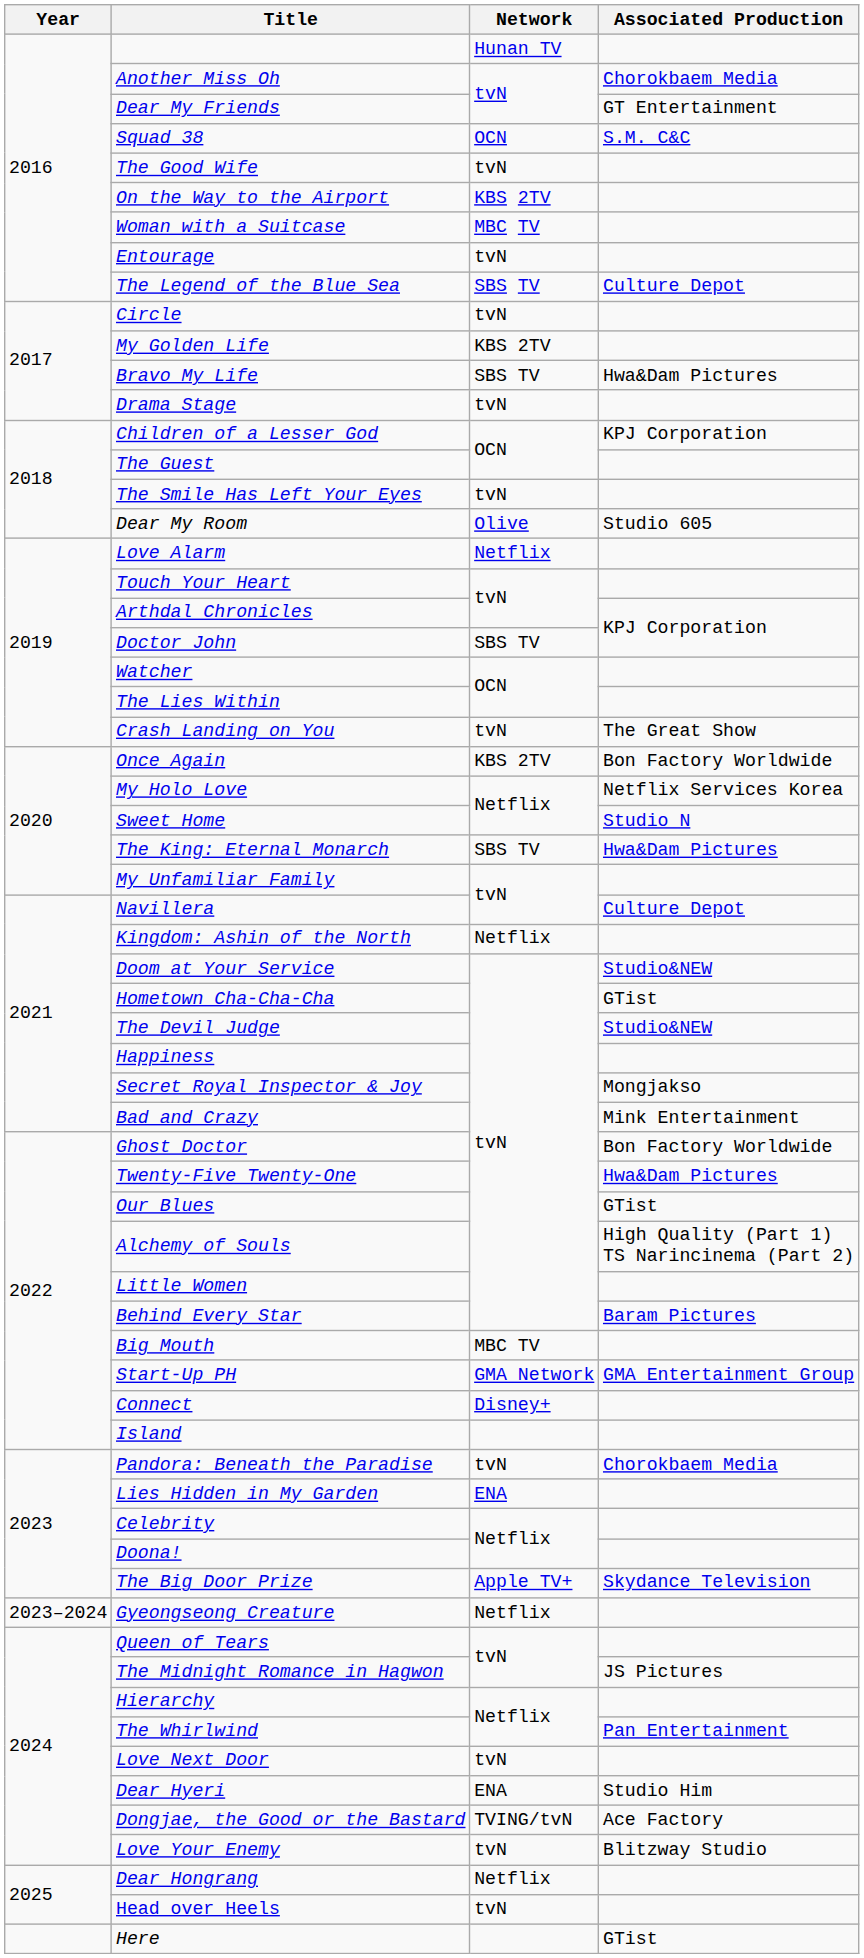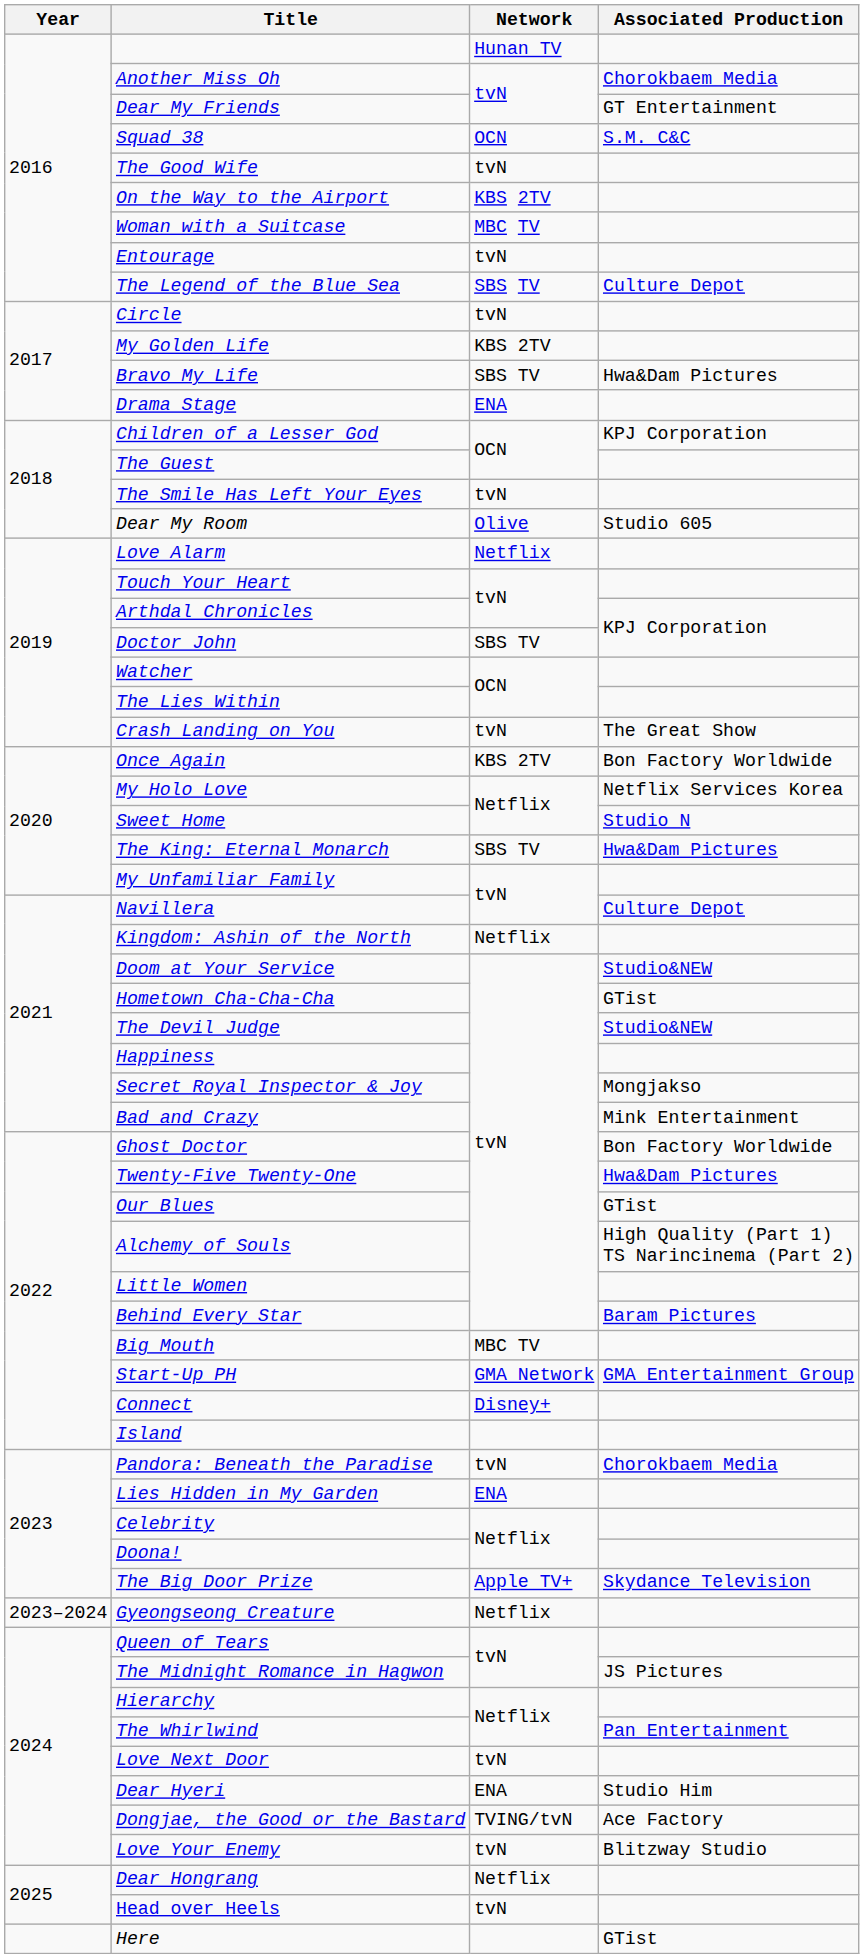(491, 405) tvN -> (491, 405) ENA
